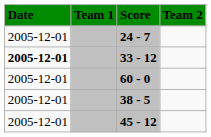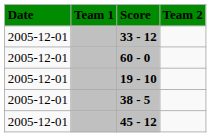- row: (135, 36)
(38, 57) bold -> (38, 36) normal
+ row: (138, 79)
